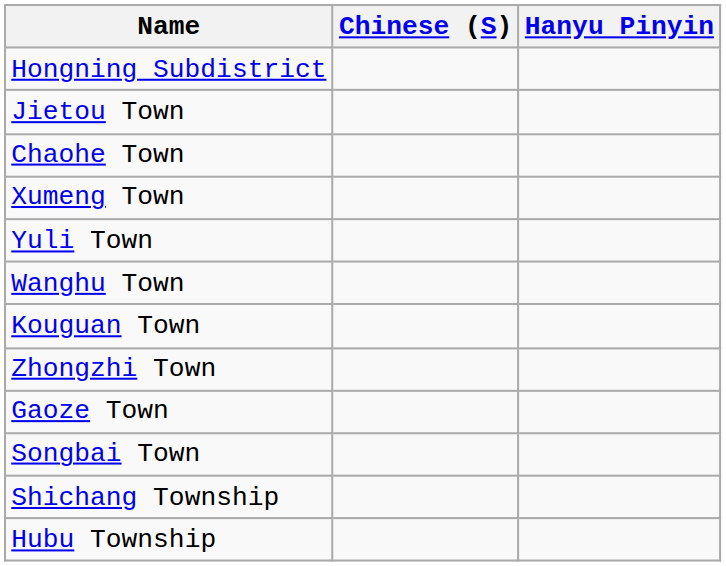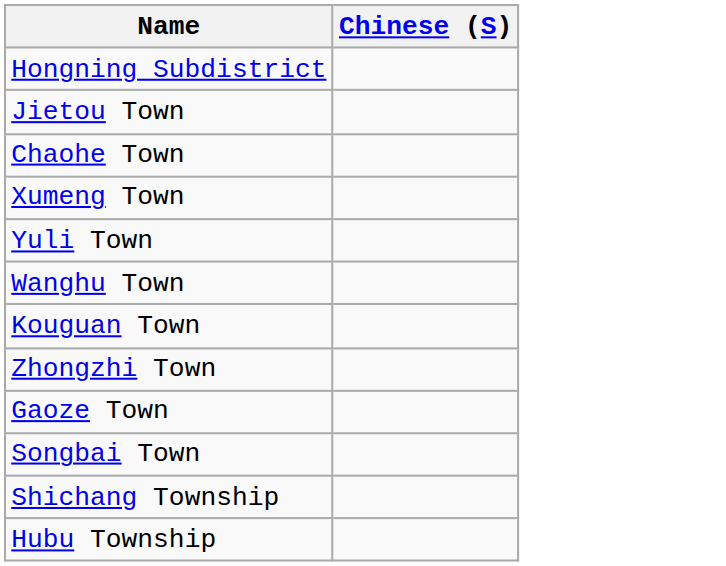- column: (619, 26)
